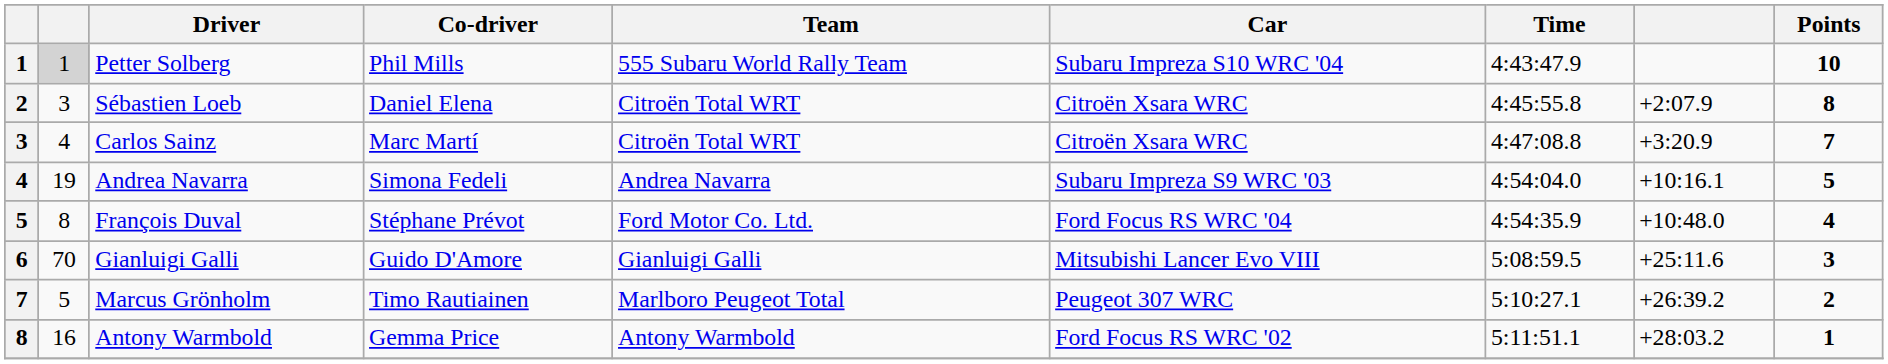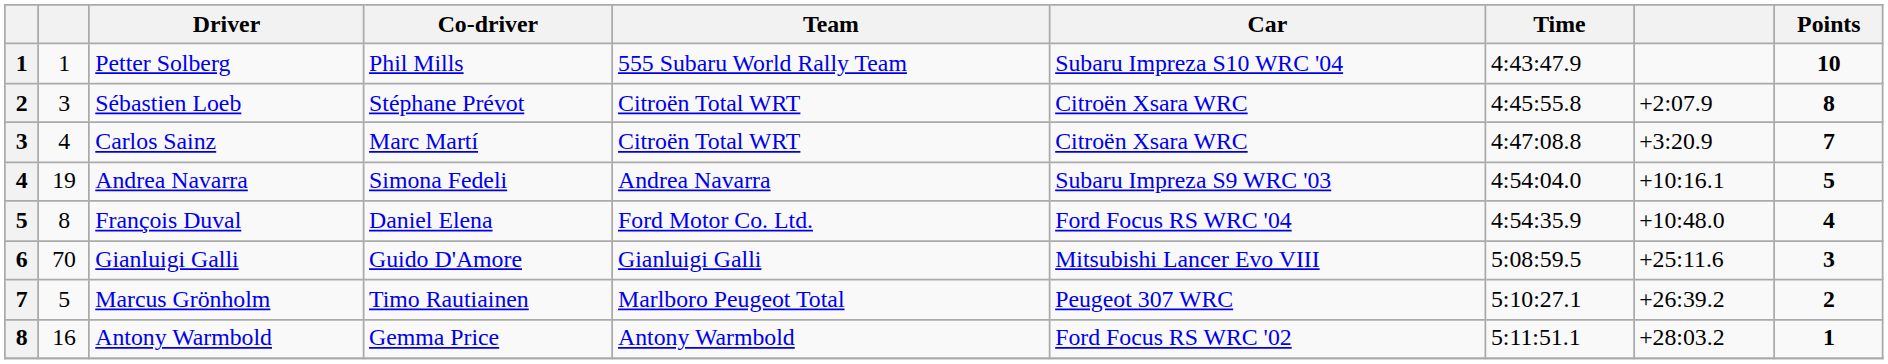(64, 62) lightgrey background -> (64, 62) no background
(431, 102) Daniel Elena -> (447, 102) Stéphane Prévot
(447, 220) Stéphane Prévot -> (431, 220) Daniel Elena
